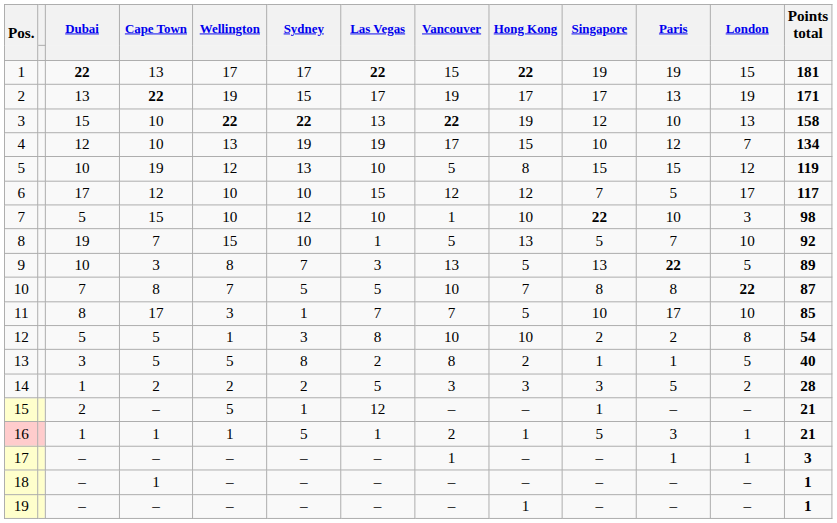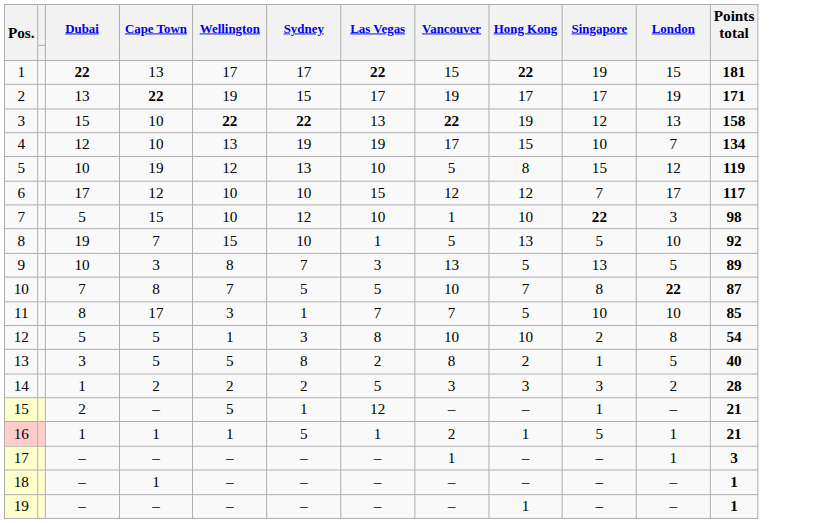- column: (673, 53)
